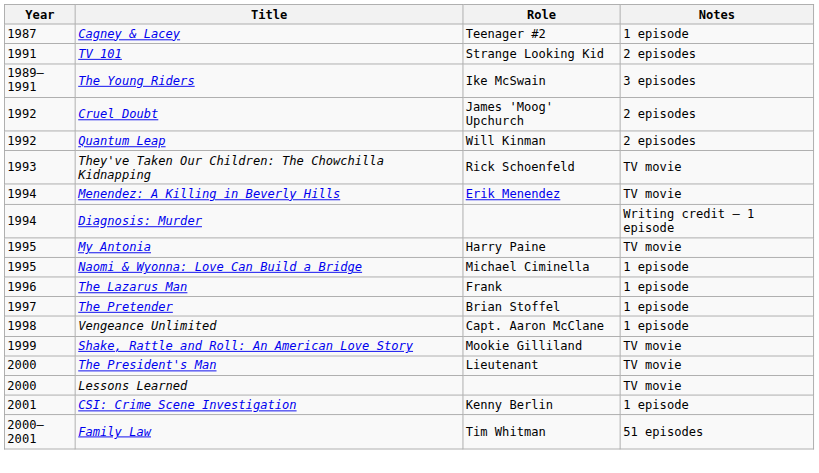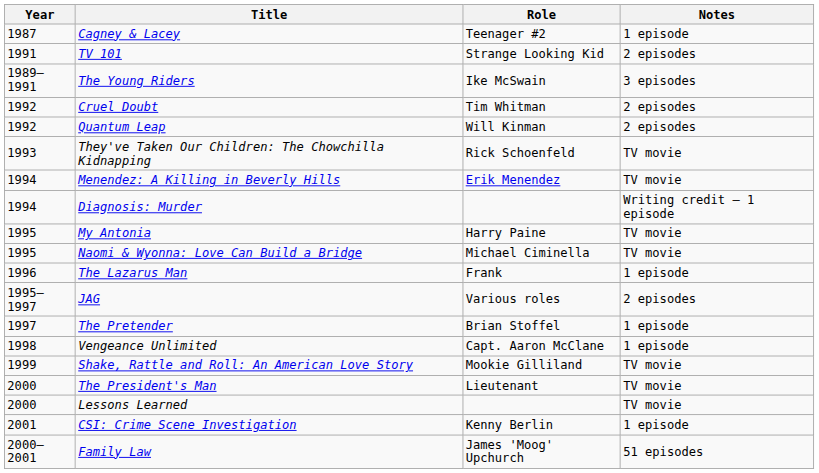(509, 114) James 'Moog' Upchurch -> (506, 107) Tim Whitman
(656, 267) 1 episode -> (652, 253) TV movie
+ row: (89, 300)
(506, 432) Tim Whitman -> (509, 451) James 'Moog' Upchurch
